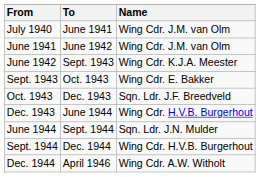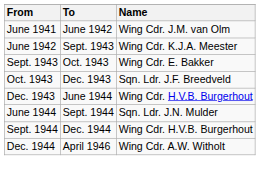- row: (29, 29)
